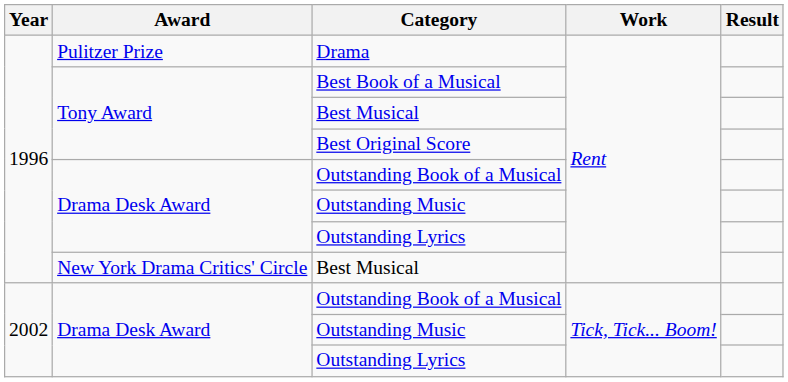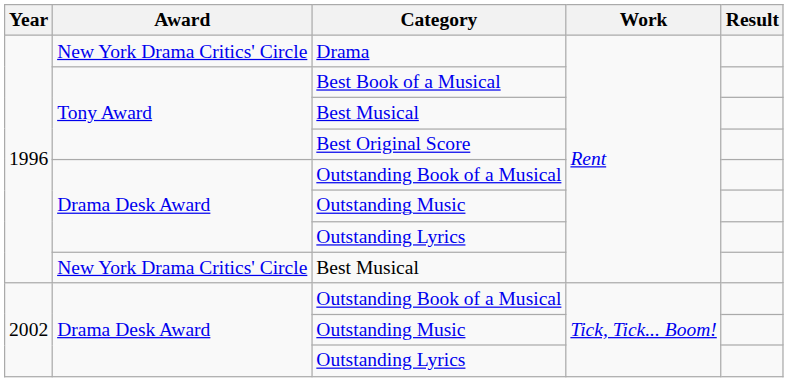(110, 50) Pulitzer Prize -> (182, 50) New York Drama Critics' Circle
